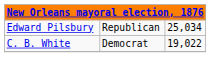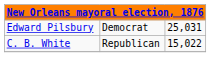(131, 28) Republican -> (125, 28) Democrat
(185, 28) 25,034 -> (185, 28) 25,031
(125, 44) Democrat -> (131, 44) Republican
(185, 44) 19,022 -> (185, 44) 15,022
